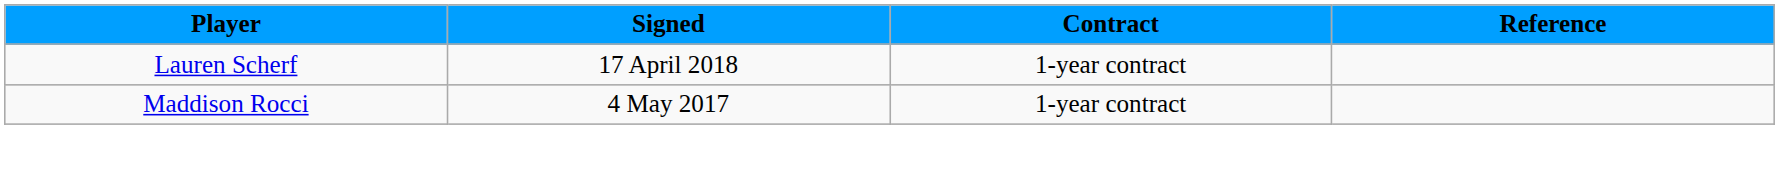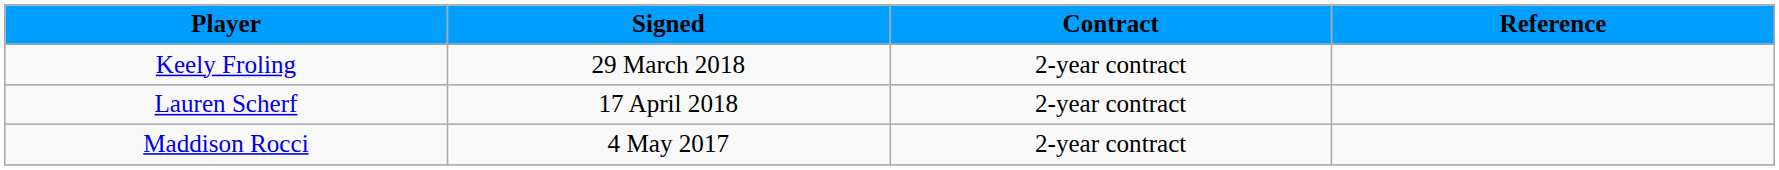+ row: (226, 64)
(1111, 64) 1-year contract -> (1111, 104) 2-year contract
(1111, 104) 1-year contract -> (1111, 143) 2-year contract
